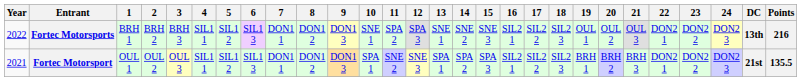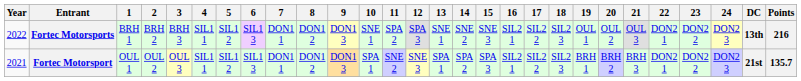(781, 62) 135.5 -> (781, 62) 135.7
